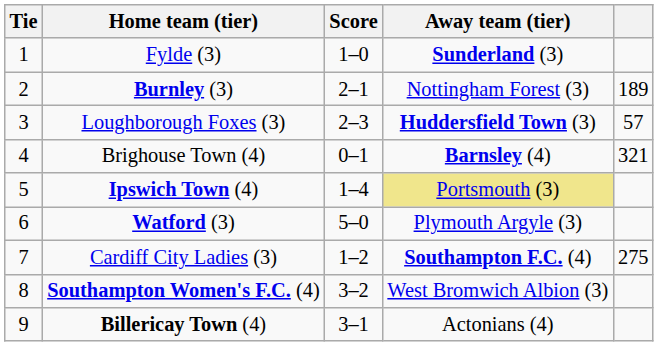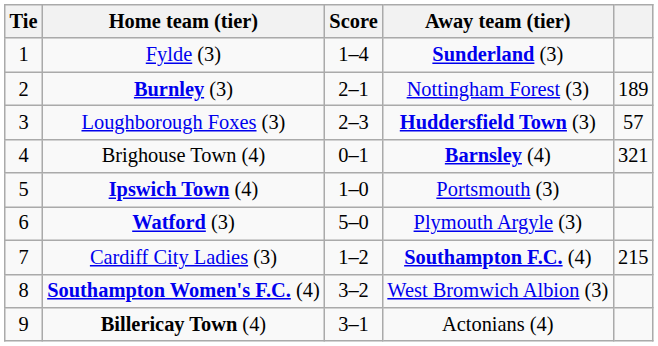(354, 54) 1–0 -> (354, 54) 1–4
(354, 189) 1–4 -> (354, 189) 1–0
(498, 189) khaki background -> (498, 189) no background
(633, 256) 275 -> (633, 256) 215
